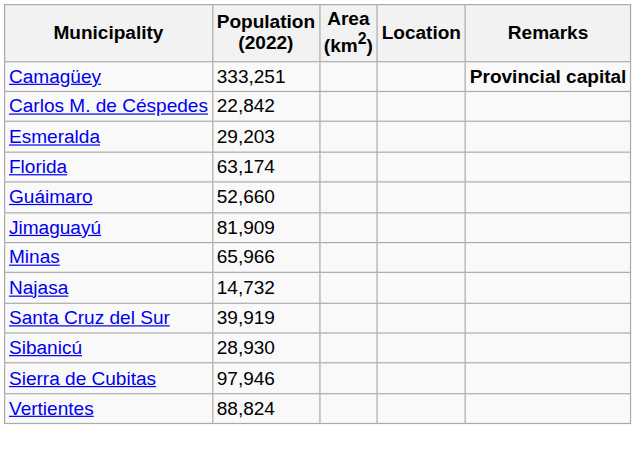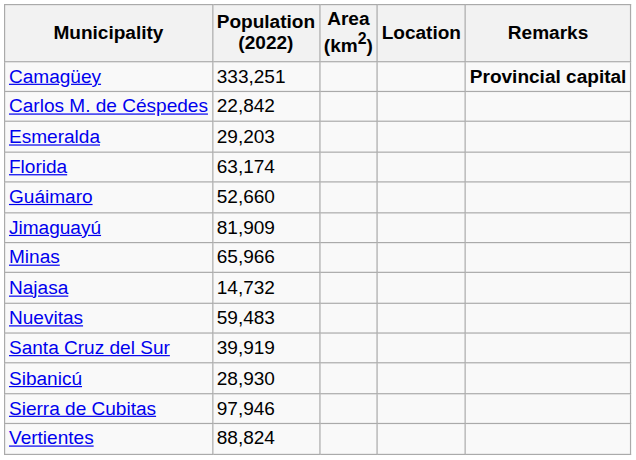+ row: (46, 317)
